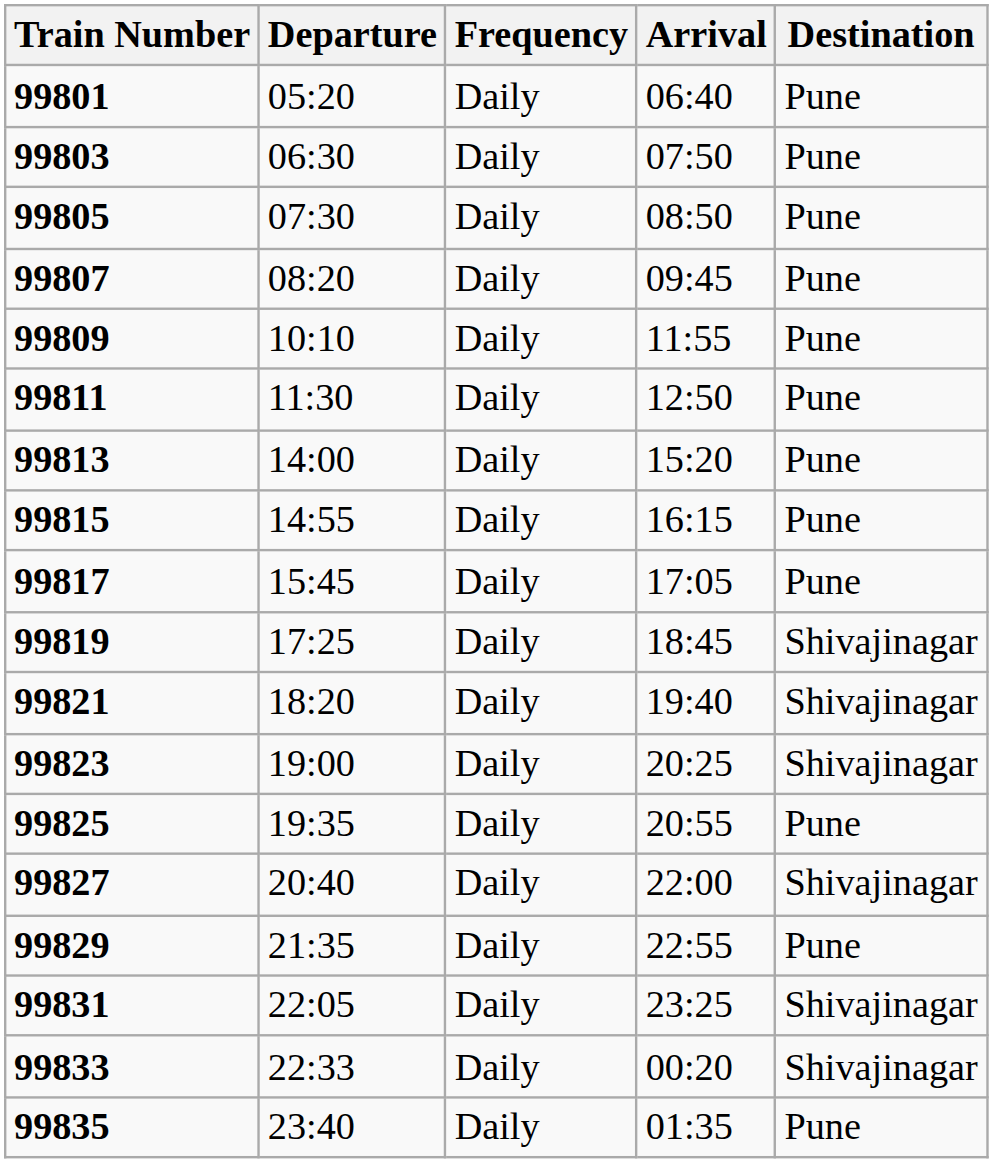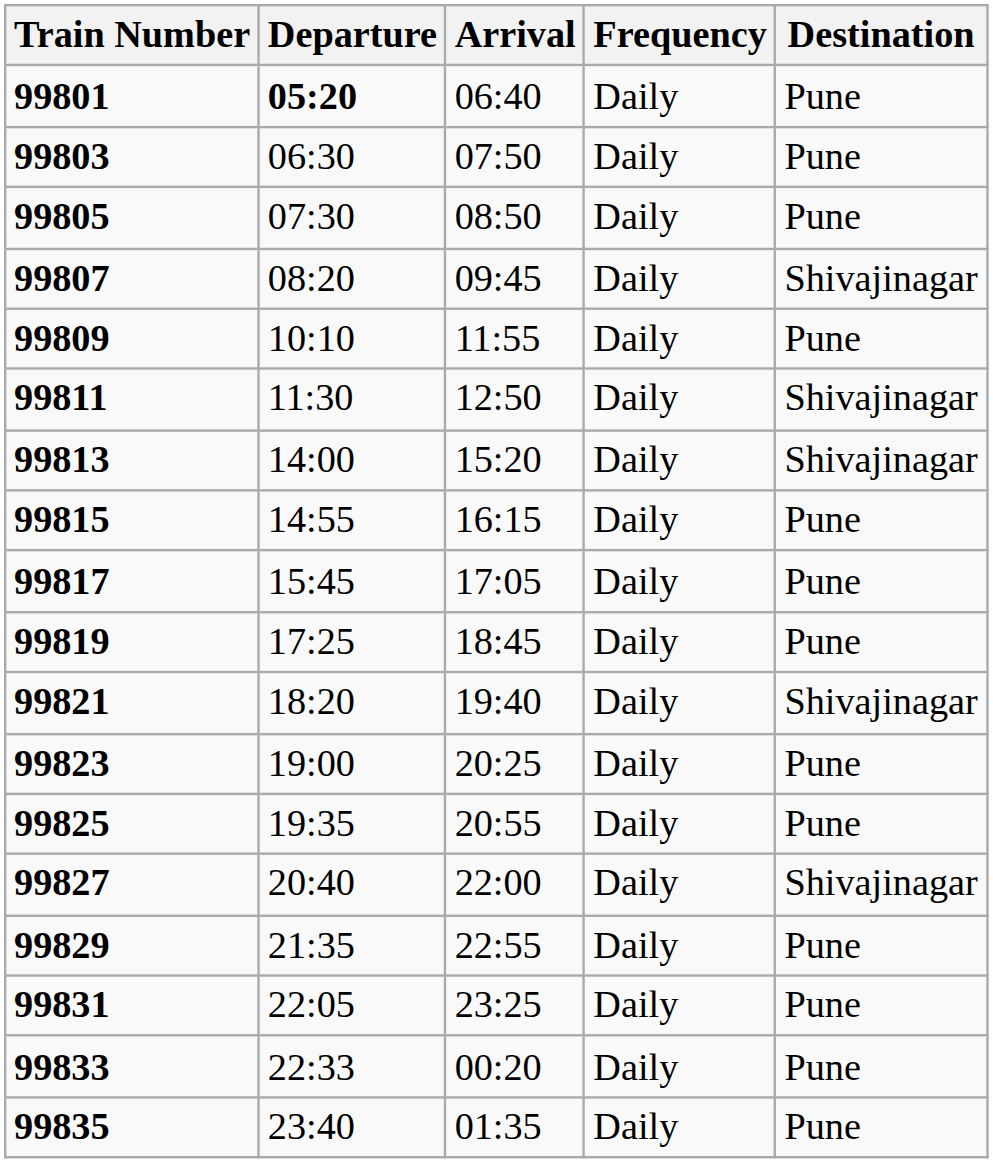columns swapped: (706, 34) <-> (541, 34)
(311, 95) normal -> (312, 95) bold
(823, 277) Pune -> (881, 277) Shivajinagar
(823, 398) Pune -> (881, 398) Shivajinagar
(823, 459) Pune -> (881, 459) Shivajinagar
(881, 641) Shivajinagar -> (823, 641) Pune
(881, 762) Shivajinagar -> (823, 762) Pune
(881, 1005) Shivajinagar -> (823, 1005) Pune
(881, 1065) Shivajinagar -> (823, 1065) Pune
